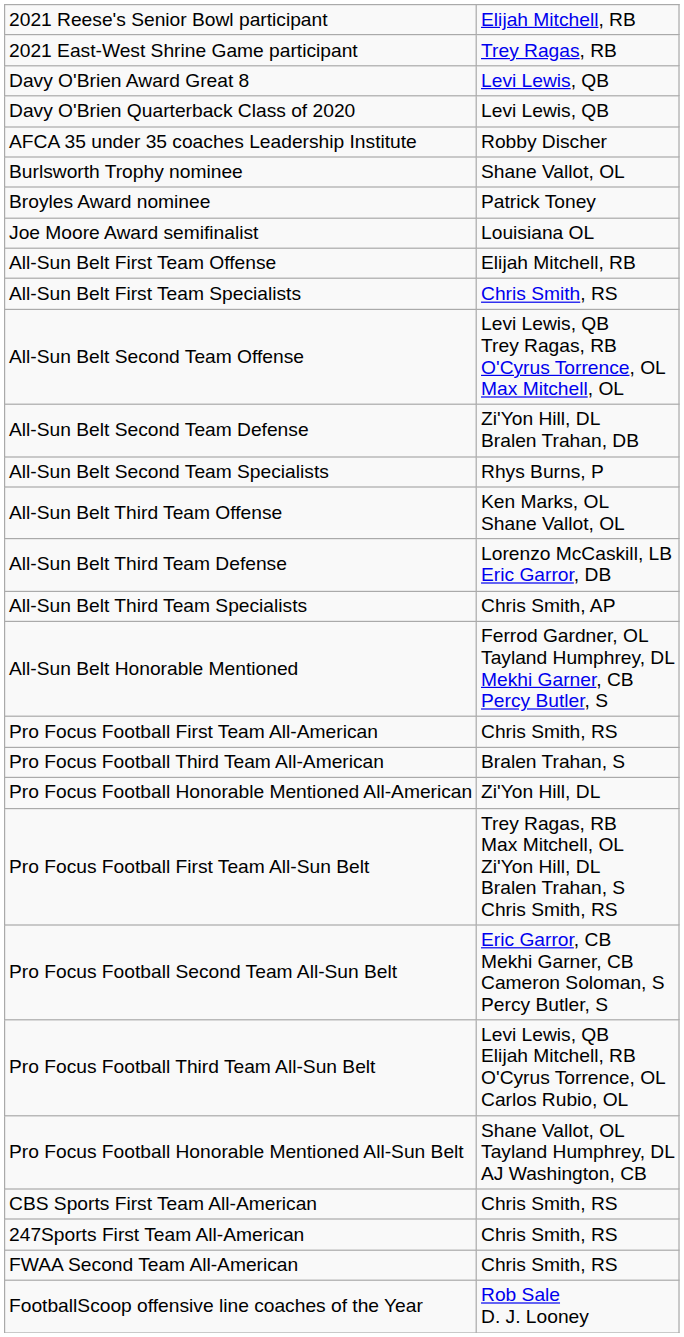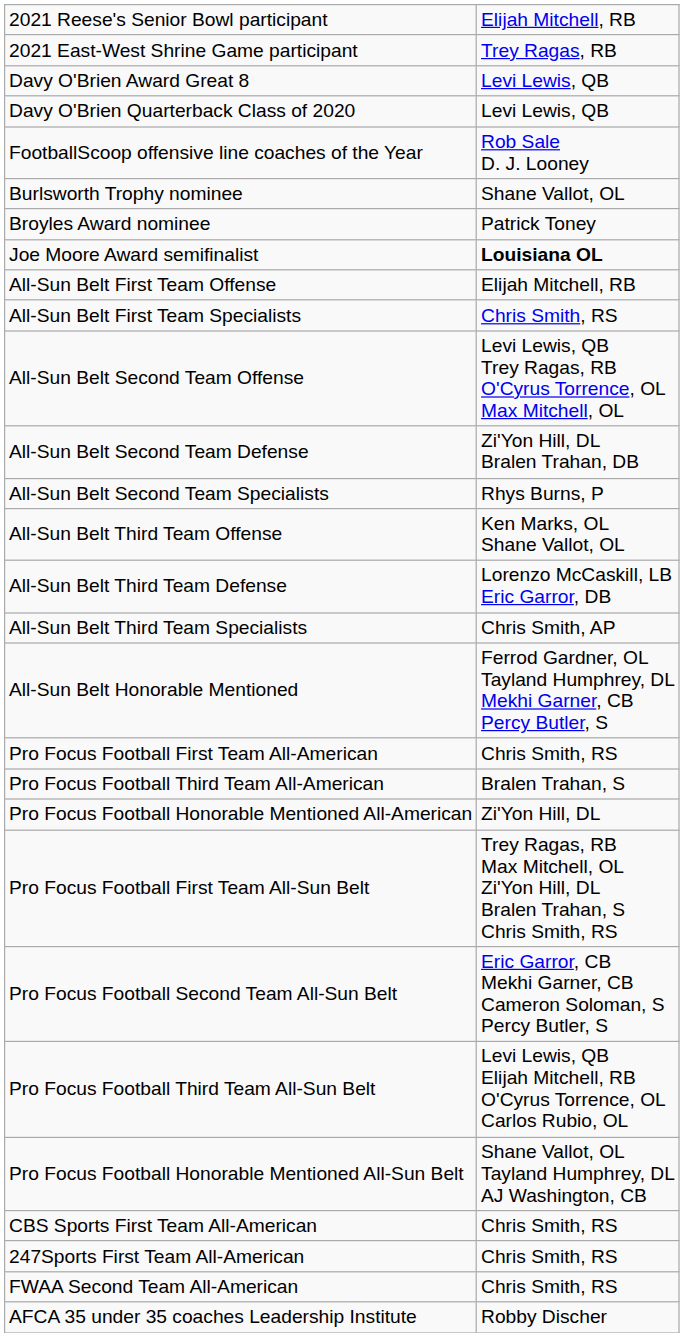rows swapped: (213, 141) <-> (216, 1306)
(538, 232) normal -> (542, 254) bold
